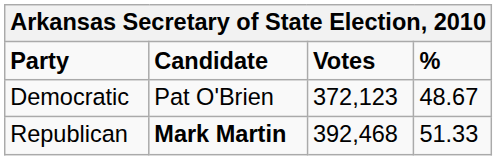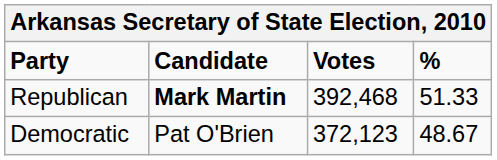rows swapped: (69, 135) <-> (70, 97)
